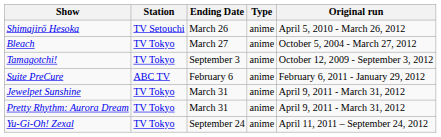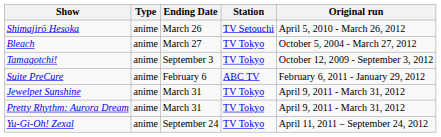columns swapped: (159, 12) <-> (262, 12)
